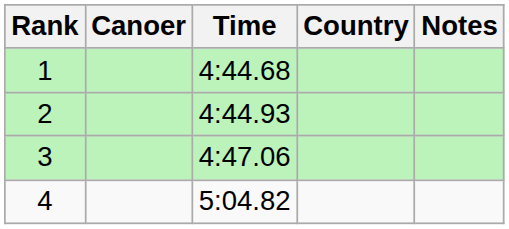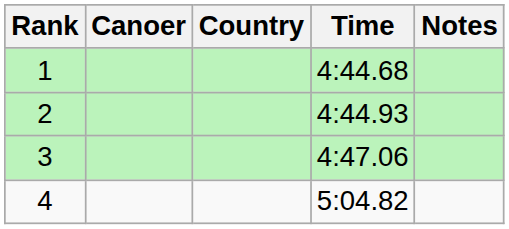columns swapped: (356, 26) <-> (245, 26)
